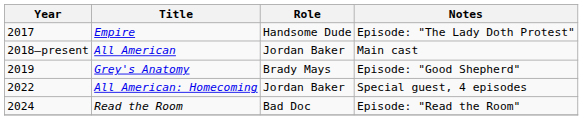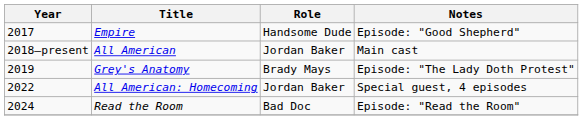(466, 32) Episode: "The Lady Doth Protest" -> (439, 32) Episode: "Good Shepherd"
(439, 69) Episode: "Good Shepherd" -> (466, 69) Episode: "The Lady Doth Protest"
